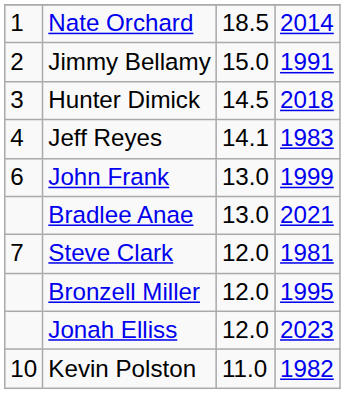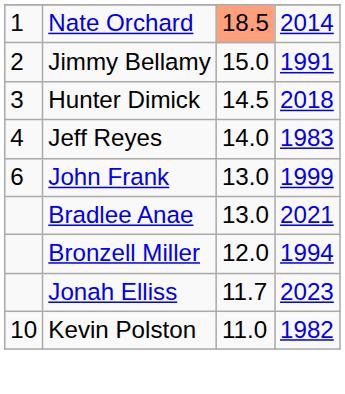(245, 23) no background -> (245, 23) lightsalmon background
(245, 138) 14.1 -> (245, 138) 14.0
- row: (111, 253)
(307, 291) 1995 -> (307, 253) 1994
(245, 330) 12.0 -> (245, 291) 11.7
